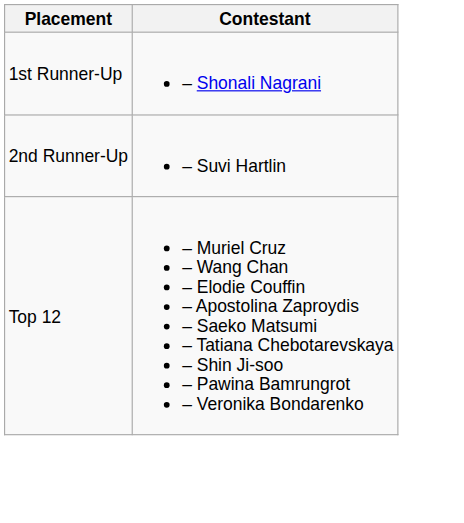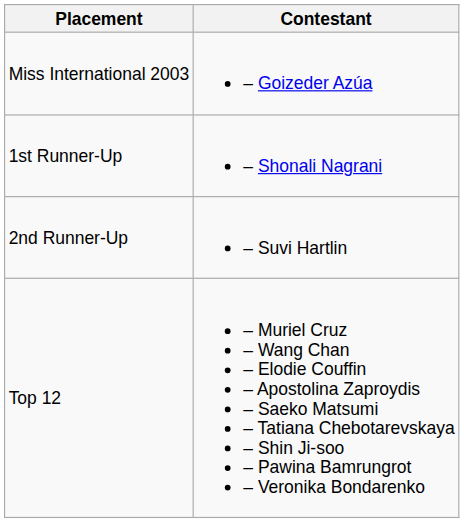+ row: (99, 74)
